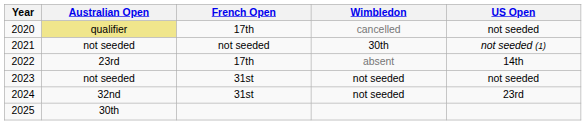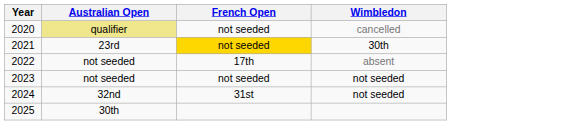- column: (513, 12)
(244, 29) 17th -> (244, 29) not seeded
(109, 45) not seeded -> (109, 45) 23rd
(244, 45) no background -> (244, 45) gold background
(109, 62) 23rd -> (109, 62) not seeded
(244, 78) 31st -> (244, 78) not seeded
